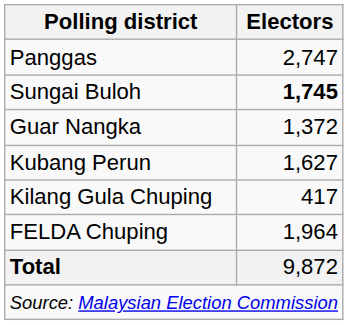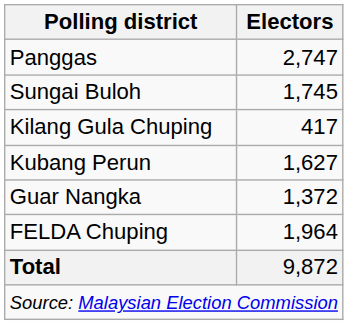(310, 92) bold -> (310, 92) normal
rows swapped: (111, 197) <-> (75, 127)
